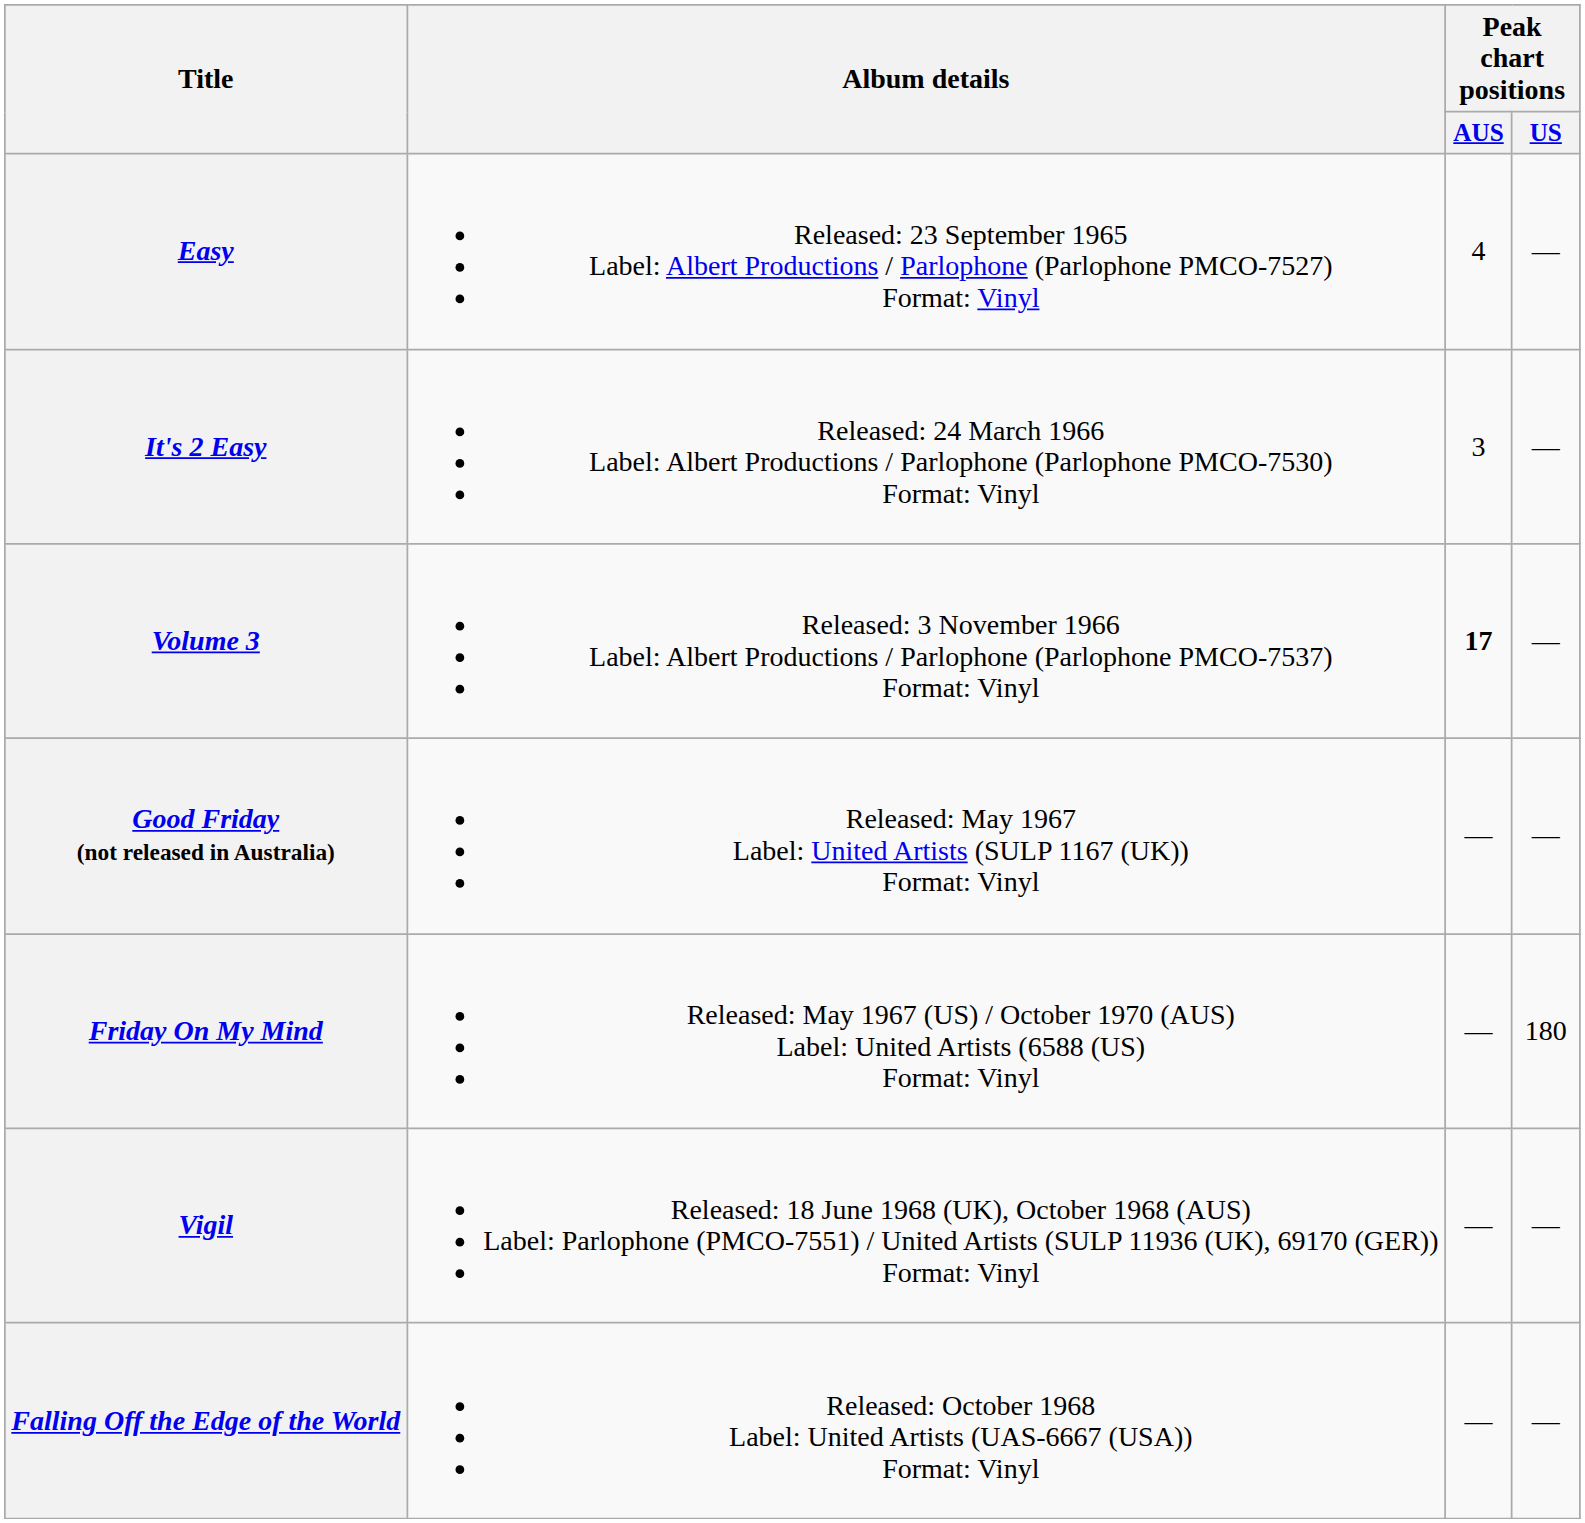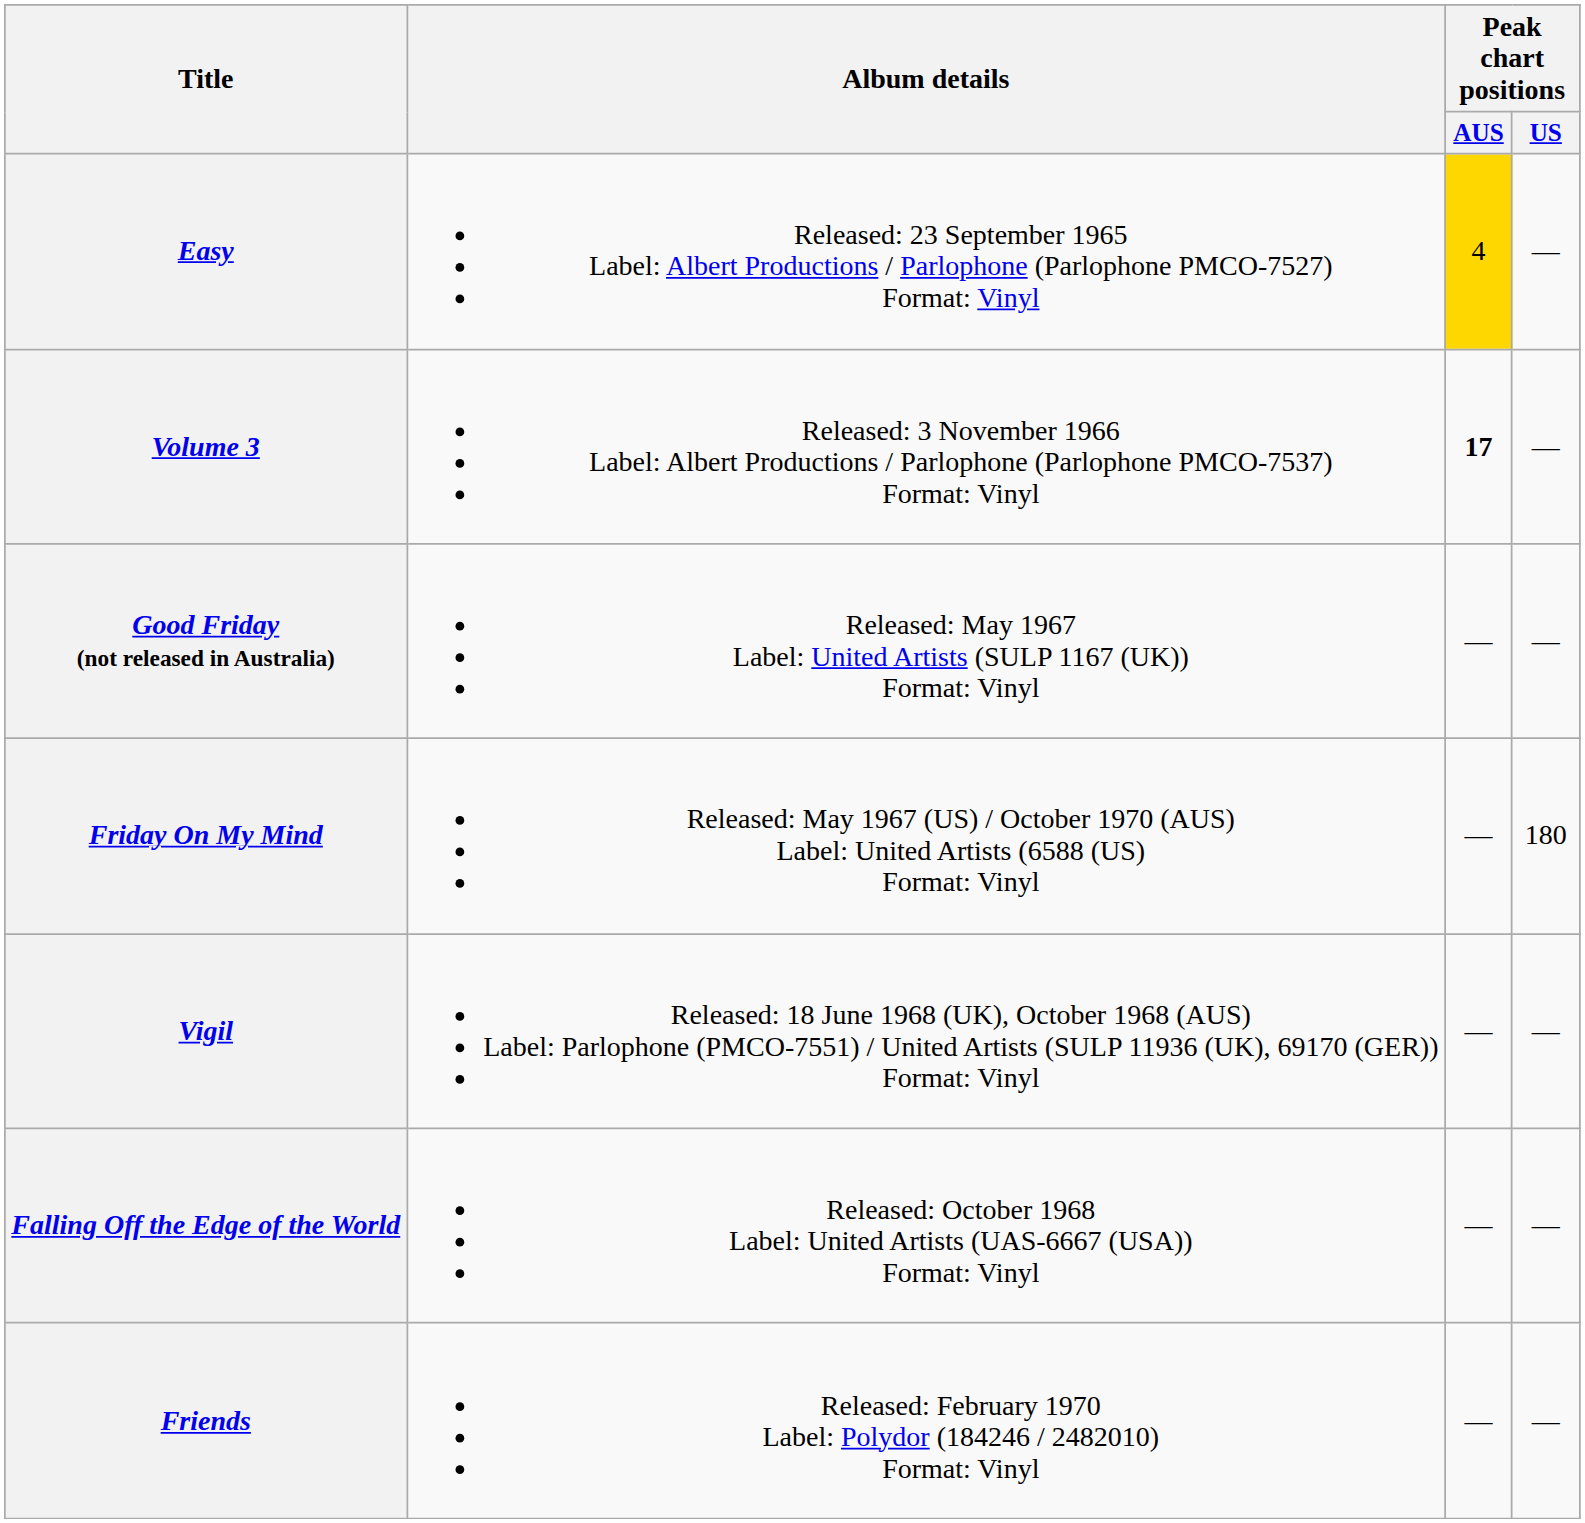(1479, 250) no background -> (1479, 250) gold background
- row: (206, 445)
+ row: (206, 1420)
